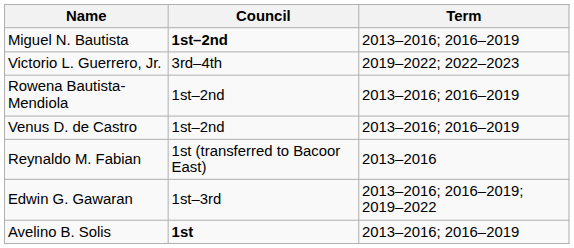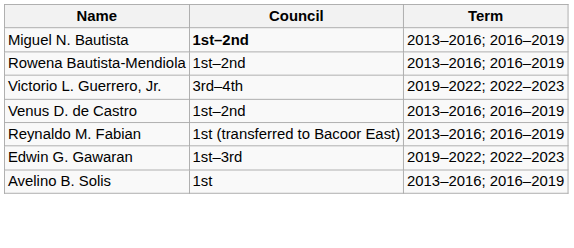rows swapped: (85, 63) <-> (67, 95)
(399, 159) 2013–2016 -> (486, 134) 2013–2016; 2016–2019
(443, 199) 2013–2016; 2016–2019; 2019–2022 -> (486, 157) 2019–2022; 2022–2023
(182, 231) bold -> (203, 181) normal
